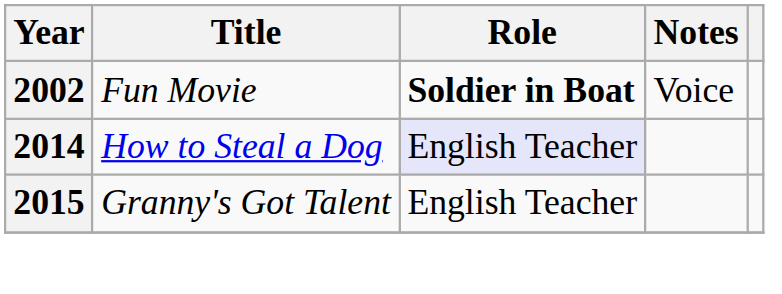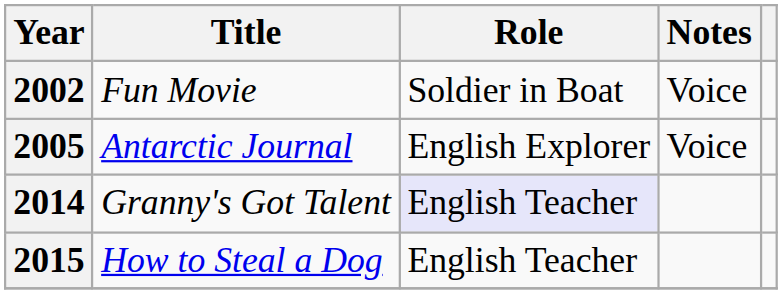(521, 89) bold -> (515, 89) normal
+ row: (49, 145)
(242, 145) How to Steal a Dog -> (246, 202) Granny's Got Talent
(246, 202) Granny's Got Talent -> (242, 259) How to Steal a Dog
